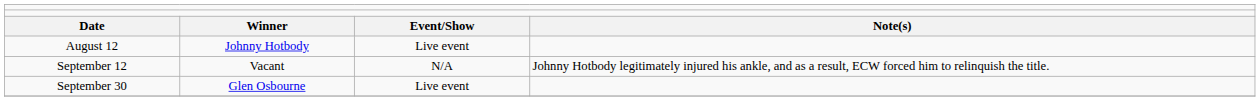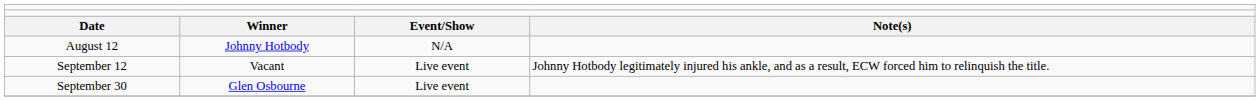(442, 46) Live event -> (442, 46) N/A
(442, 66) N/A -> (442, 66) Live event
